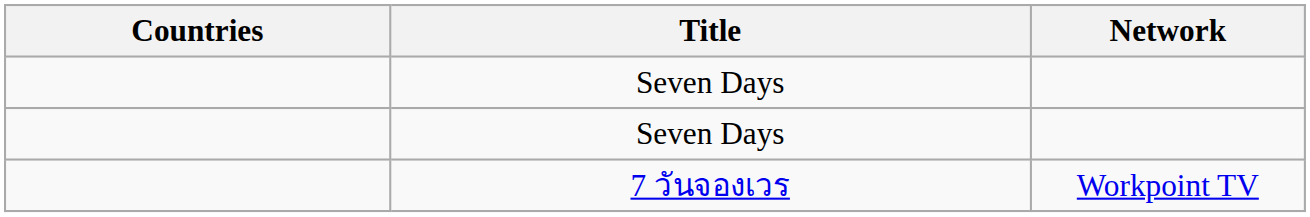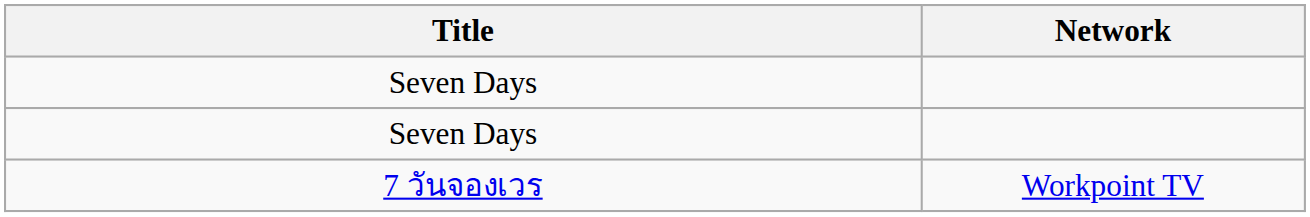- column: (197, 30)
